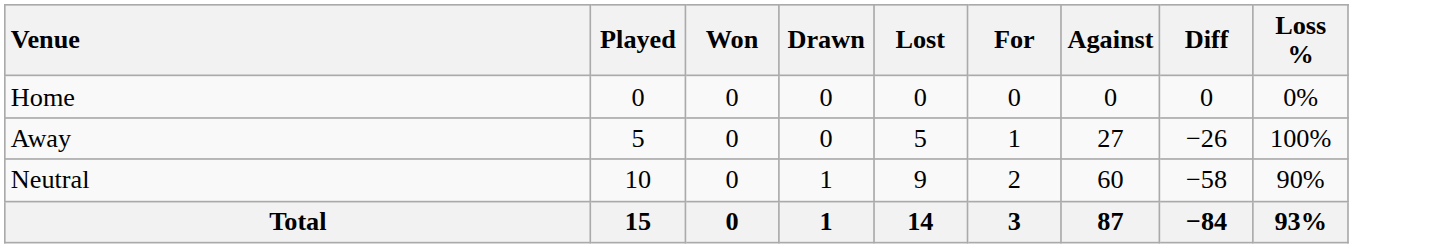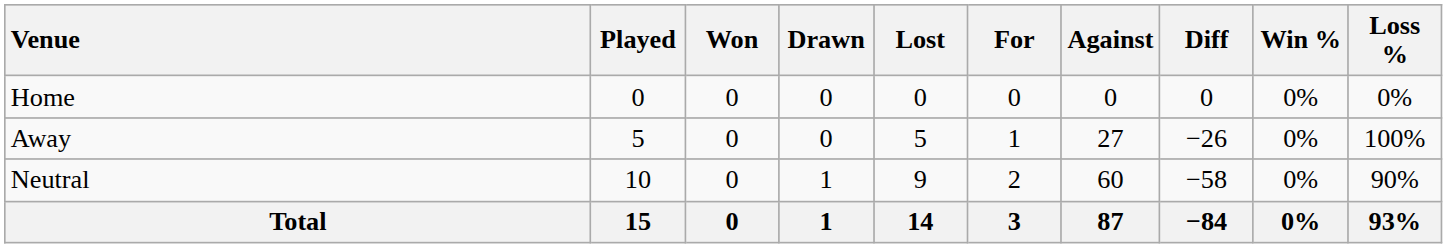+ column: (1301, 40)
